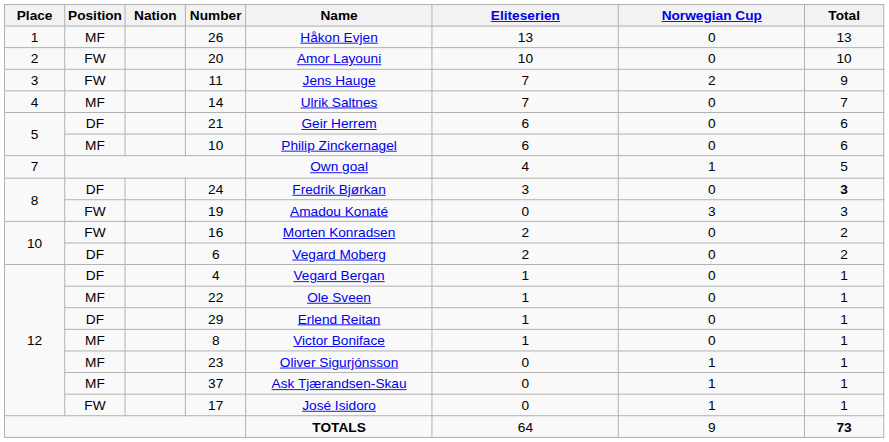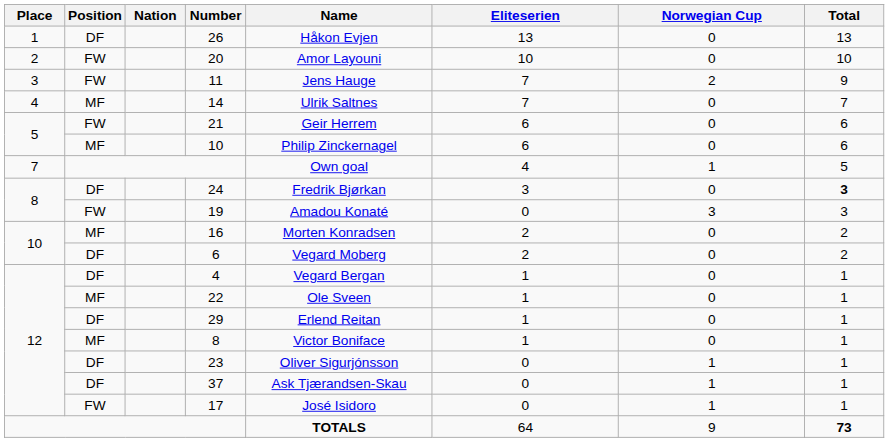(95, 37) MF -> (95, 37) DF
(95, 124) DF -> (95, 124) FW
(95, 232) FW -> (95, 232) MF
(95, 362) MF -> (95, 362) DF
(95, 384) MF -> (95, 384) DF
